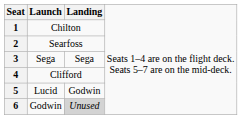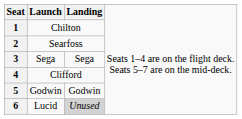(46, 91) Lucid -> (46, 91) Godwin
(46, 106) Godwin -> (46, 106) Lucid
